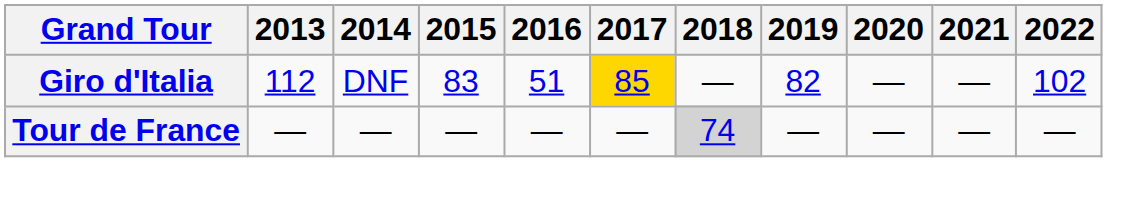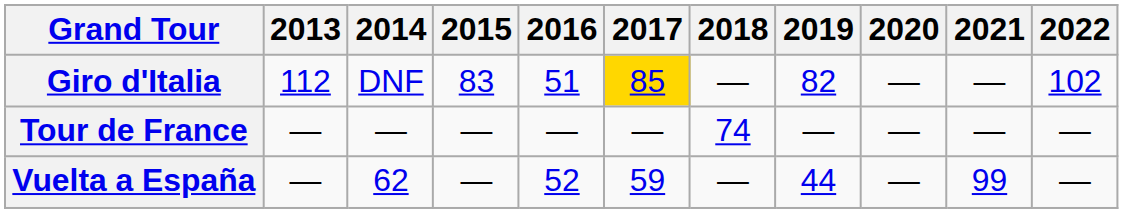(718, 130) lightgrey background -> (733, 130) no background
+ row: (134, 181)
